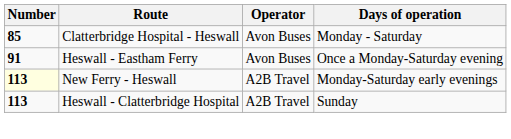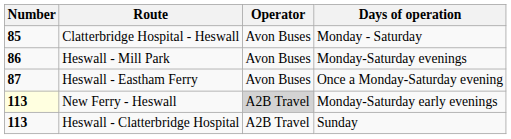+ row: (116, 58)
(14, 58) 91 -> (14, 79) 87
(278, 79) no background -> (278, 101) lightgrey background
